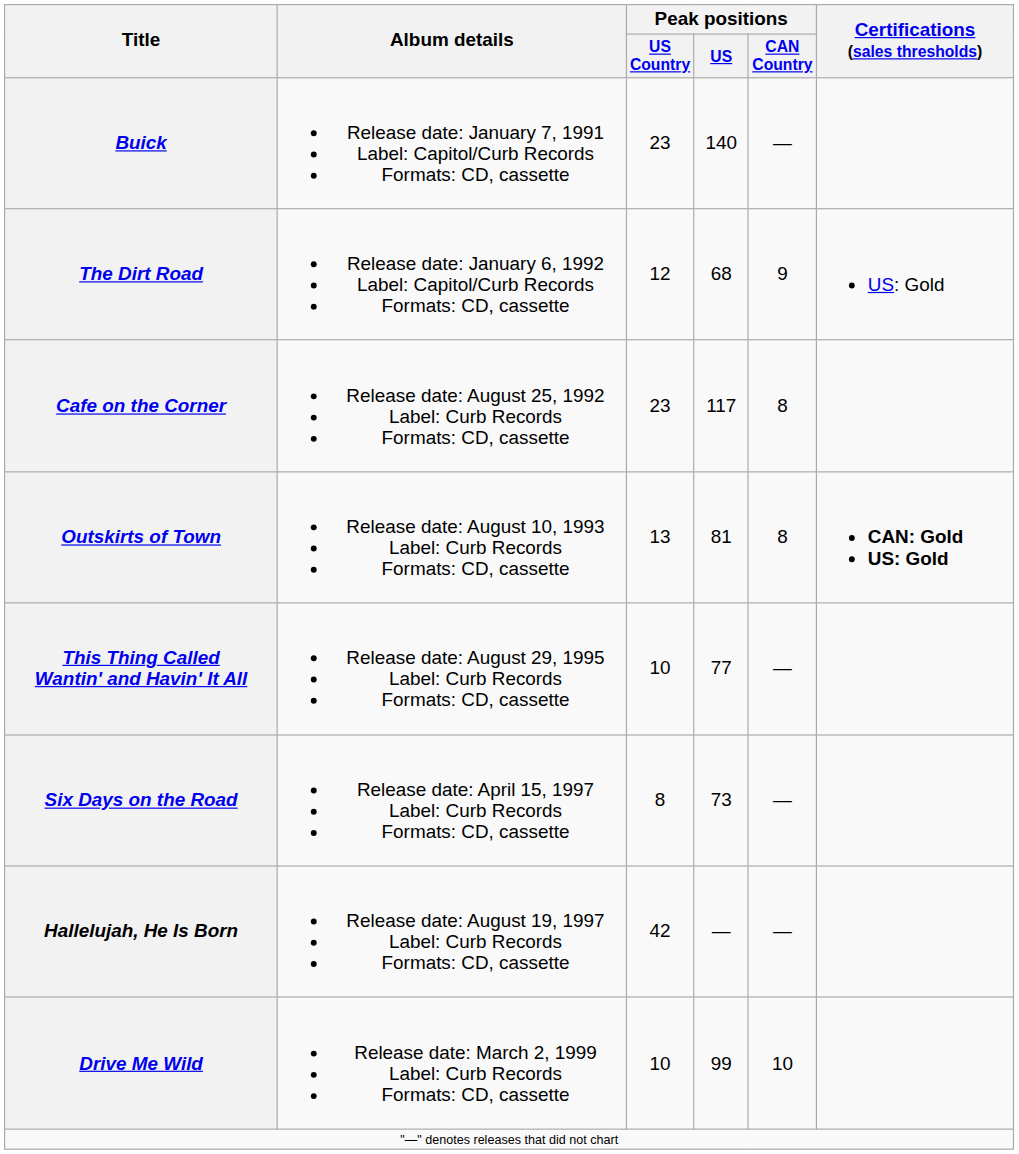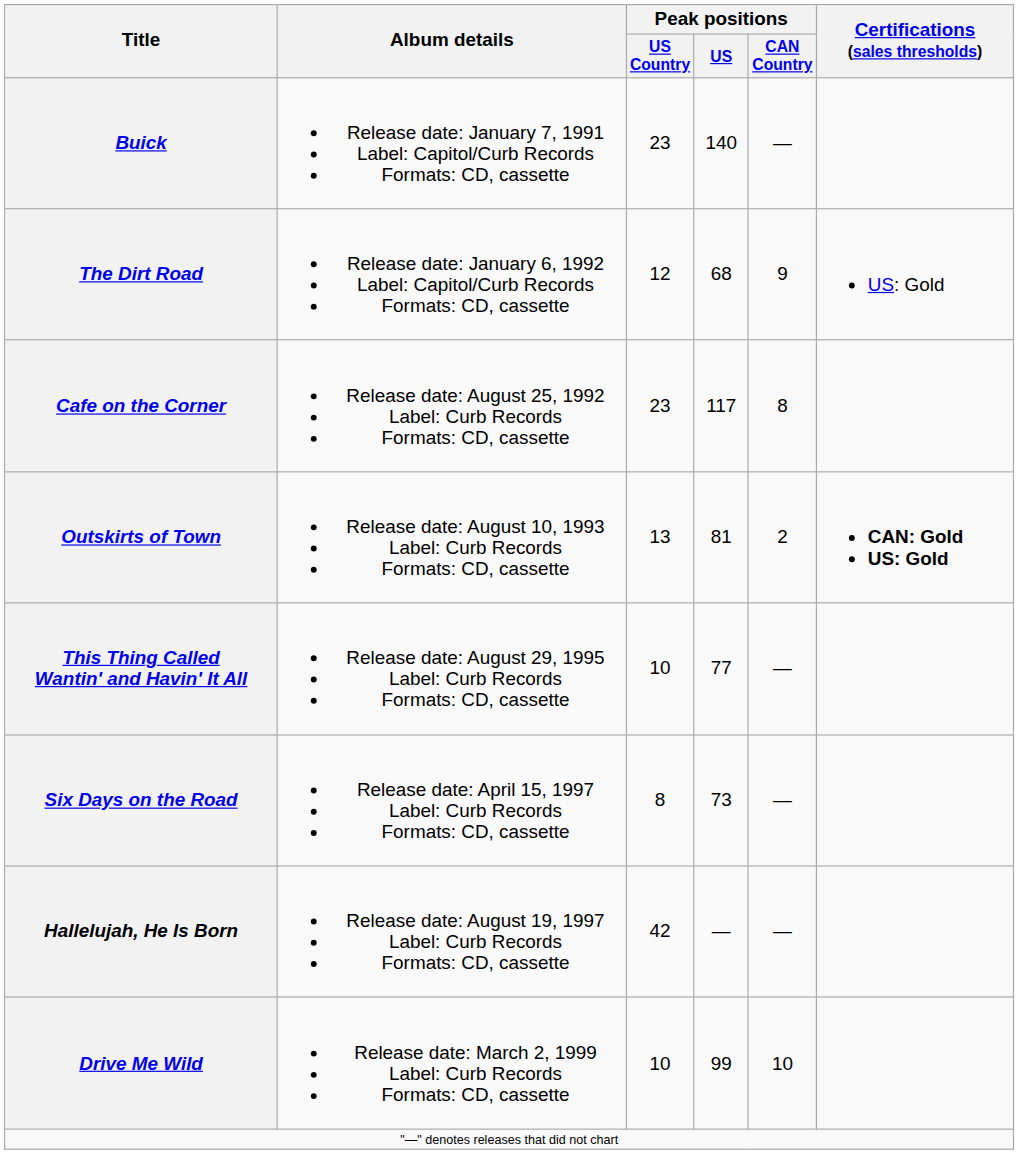(782, 537) 8 -> (782, 537) 2
